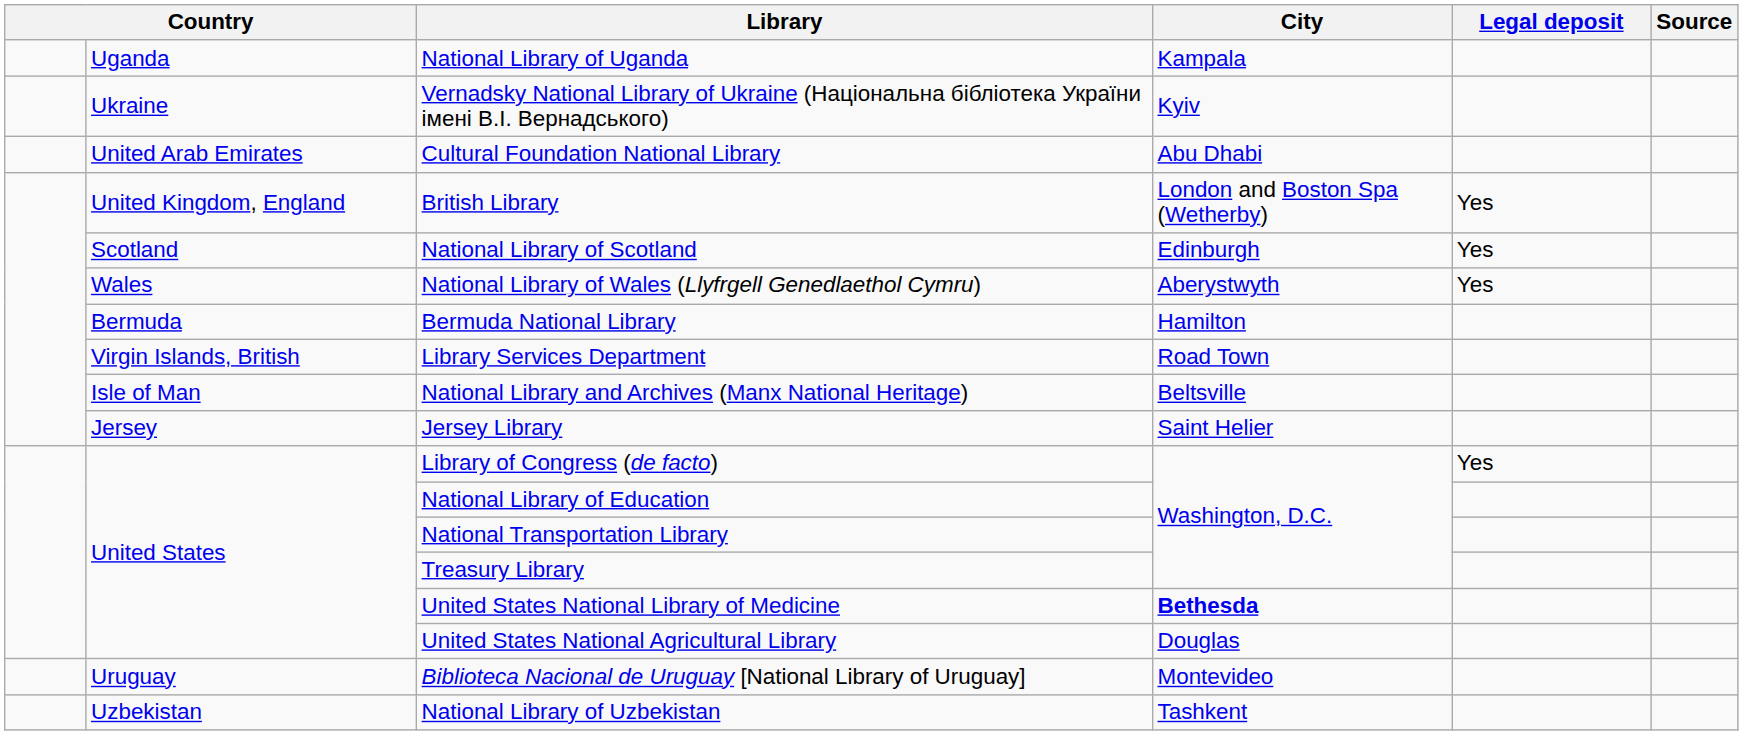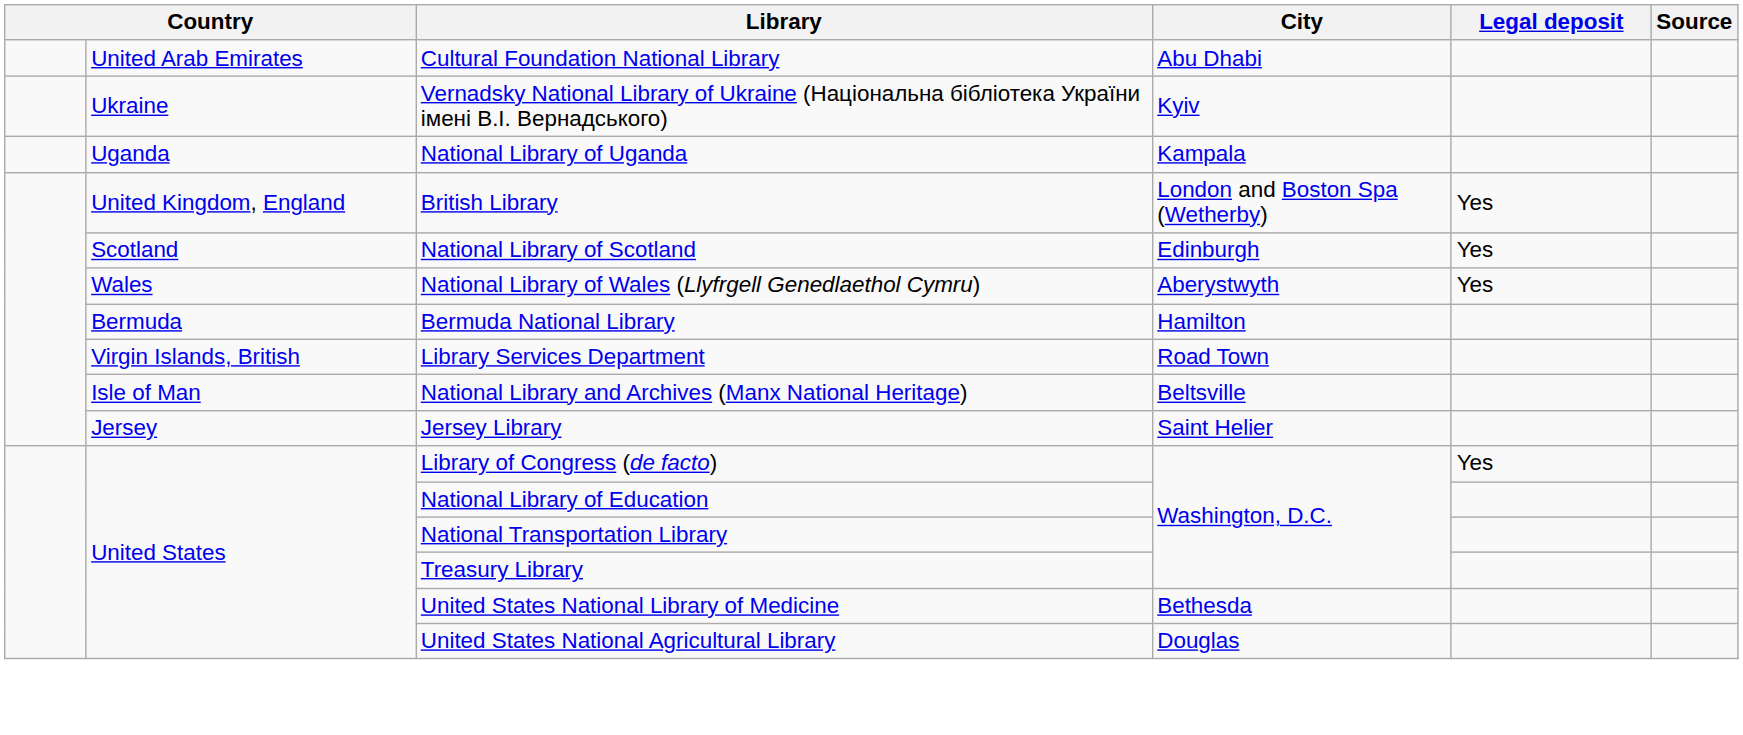rows swapped: (555, 57) <-> (601, 154)
(1208, 605) bold -> (1205, 605) normal
- row: (724, 676)
- row: (571, 712)
